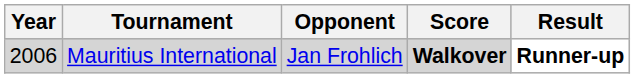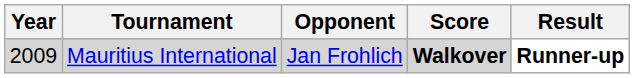(33, 56) 2006 -> (33, 56) 2009
